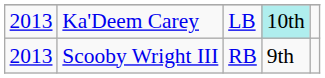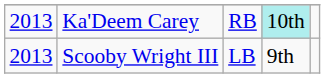(242, 21) LB -> (242, 21) RB
(242, 55) RB -> (242, 55) LB
